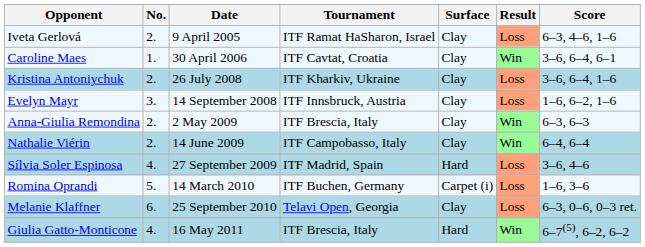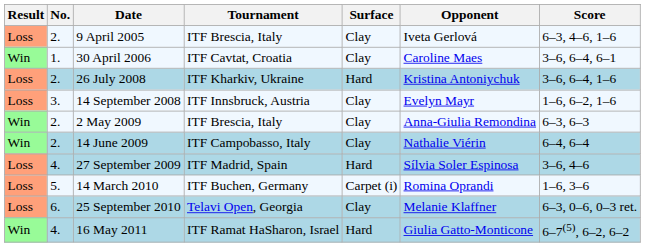columns swapped: (518, 15) <-> (74, 15)
(359, 36) ITF Ramat HaSharon, Israel -> (235, 36) ITF Brescia, Italy
(454, 79) Clay -> (359, 79) Hard
(331, 230) ITF Brescia, Italy -> (263, 230) ITF Ramat HaSharon, Israel
